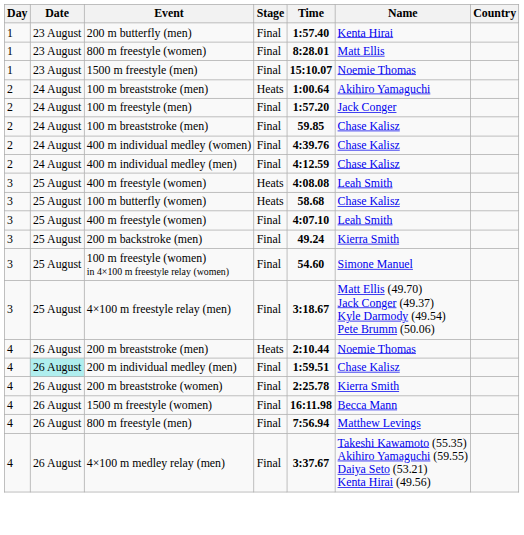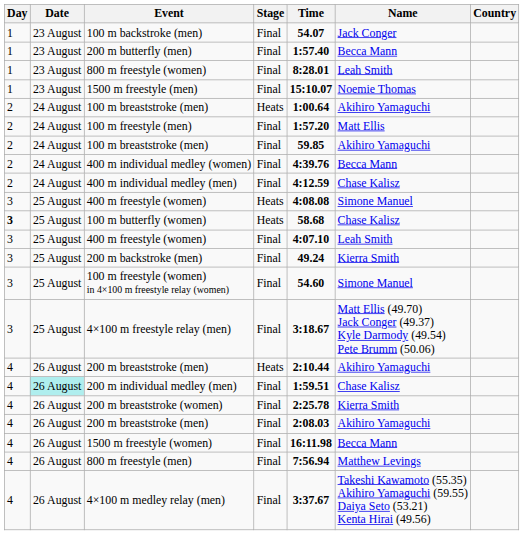+ row: (144, 32)
(365, 32) Kenta Hirai -> (367, 51) Becca Mann
(361, 51) Matt Ellis -> (365, 70) Leah Smith
(367, 107) Jack Conger -> (361, 126) Matt Ellis
(369, 126) Chase Kalisz -> (384, 145) Akihiro Yamaguchi
(369, 145) Chase Kalisz -> (367, 164) Becca Mann
(365, 182) Leah Smith -> (375, 201) Simone Manuel
(10, 201) normal -> (10, 220) bold
(377, 348) Noemie Thomas -> (384, 367) Akihiro Yamaguchi
+ row: (147, 423)
